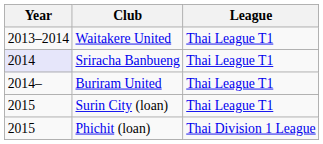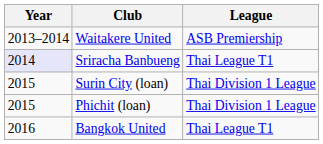(230, 38) Thai League T1 -> (234, 38) ASB Premiership
- row: (119, 83)
(230, 106) Thai League T1 -> (251, 83) Thai Division 1 League
+ row: (120, 128)
